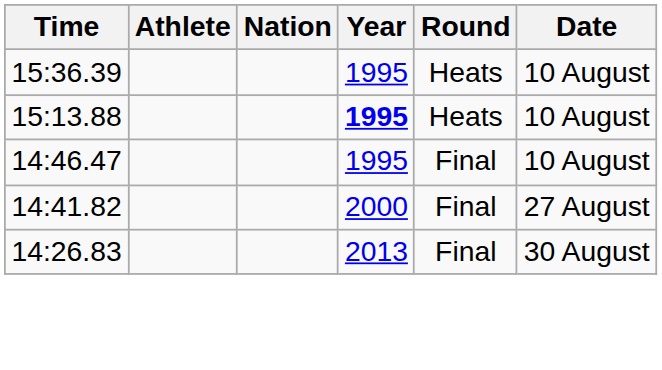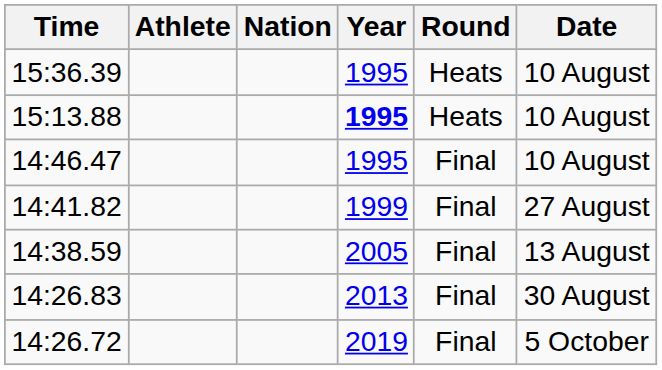(376, 206) 2000 -> (376, 206) 1999
+ row: (67, 251)
+ row: (67, 341)
